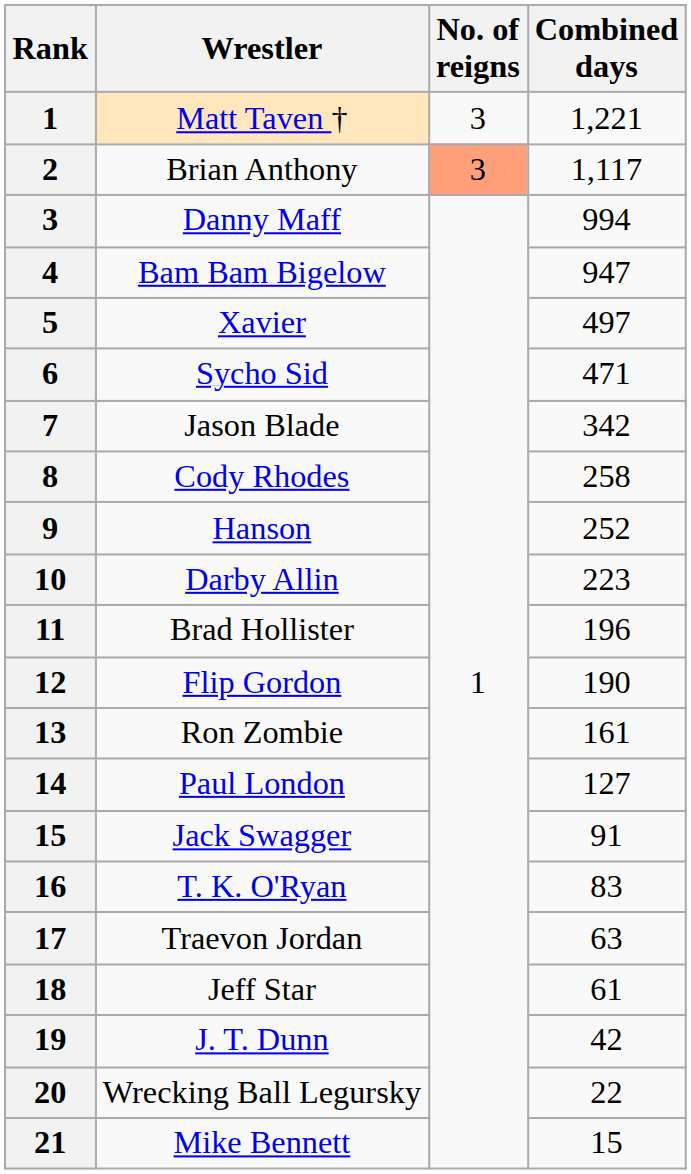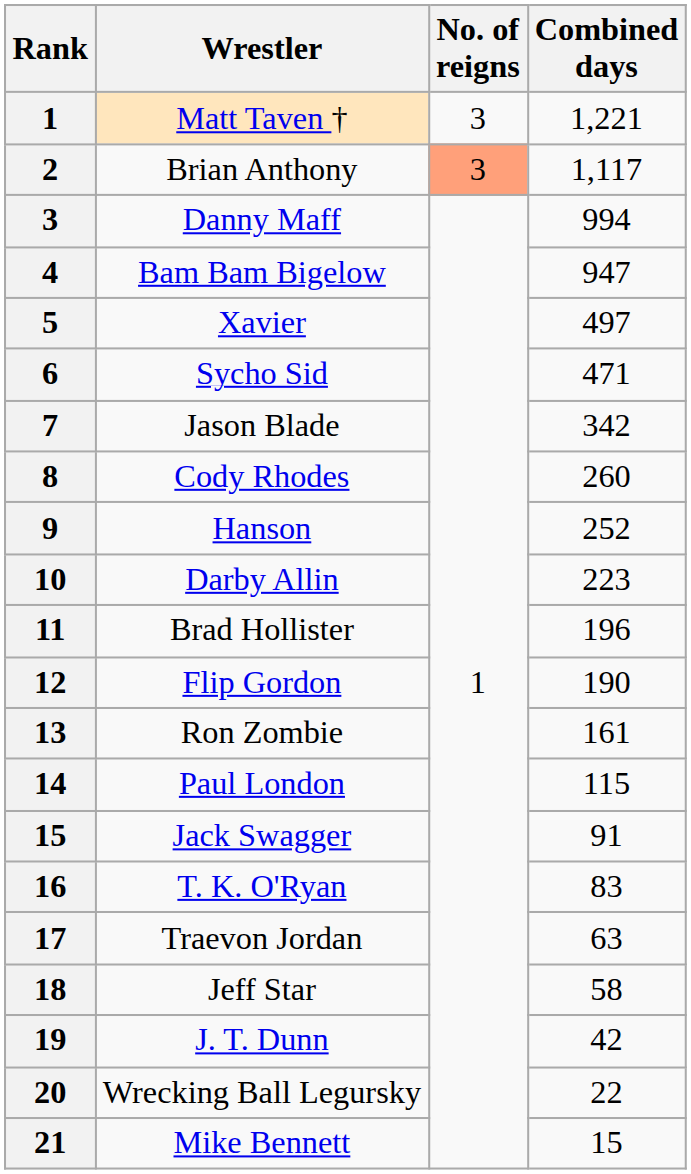(606, 476) 258 -> (606, 476) 260
(606, 784) 127 -> (606, 784) 115
(606, 989) 61 -> (606, 989) 58
